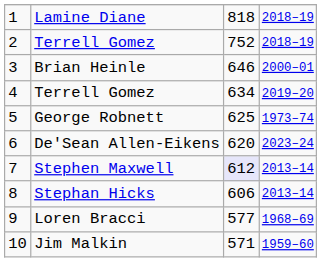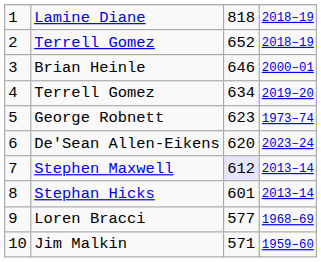(241, 42) 752 -> (241, 42) 652
(241, 118) 625 -> (241, 118) 623
(241, 194) 606 -> (241, 194) 601
